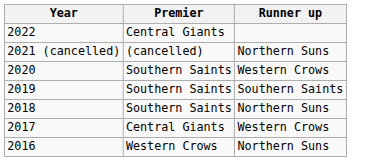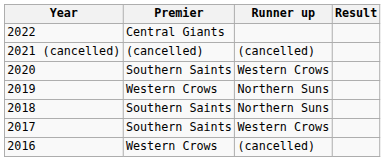+ column: (356, 14)
(283, 52) Northern Suns -> (276, 52) (cancelled)
(179, 90) Southern Saints -> (172, 90) Western Crows
(290, 90) Southern Saints -> (283, 90) Northern Suns
(175, 128) Central Giants -> (179, 128) Southern Saints
(283, 147) Northern Suns -> (276, 147) (cancelled)
